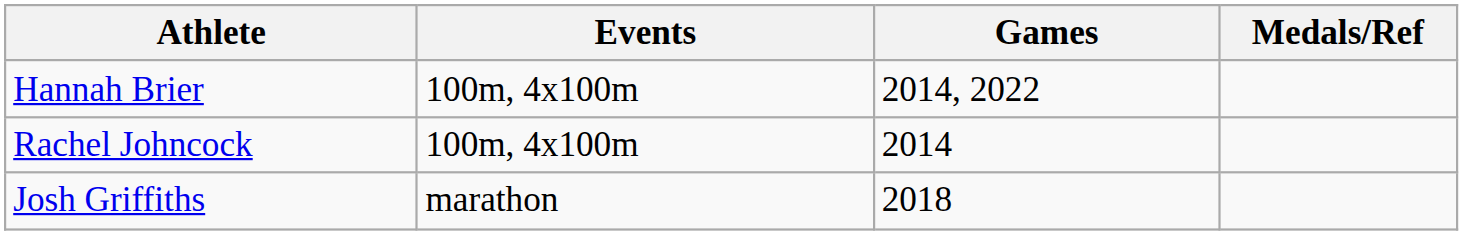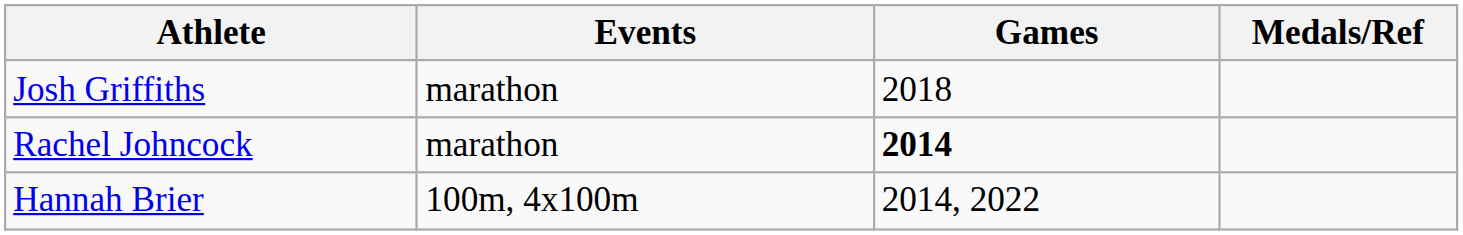rows swapped: (109, 88) <-> (109, 199)
(532, 144) 100m, 4x100m -> (492, 144) marathon
(917, 144) normal -> (917, 144) bold
